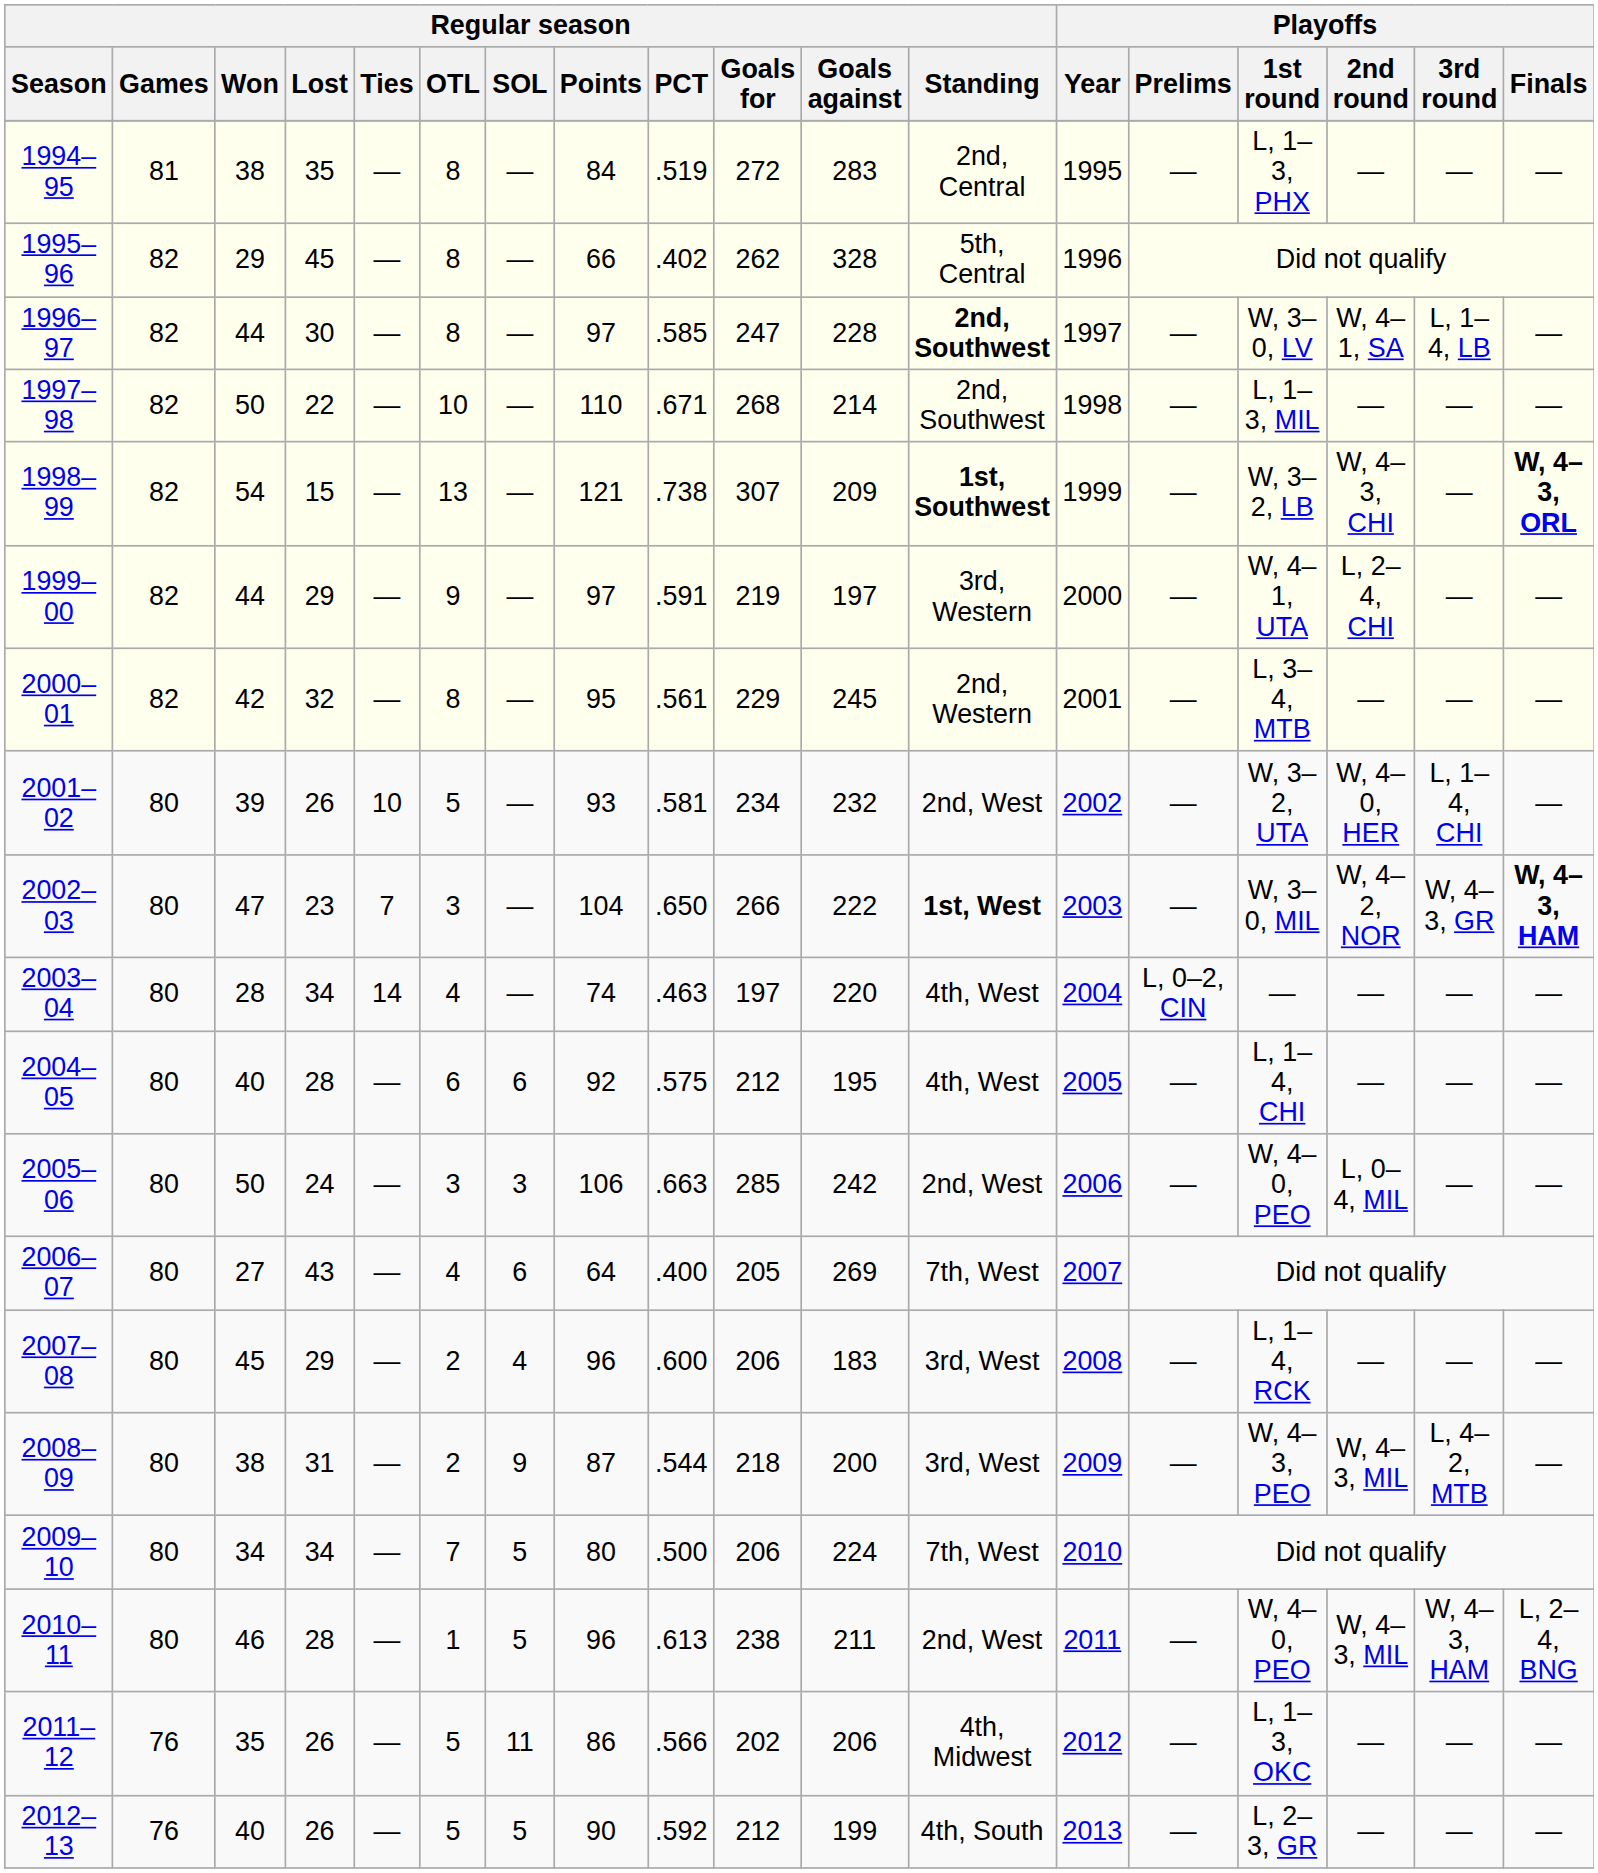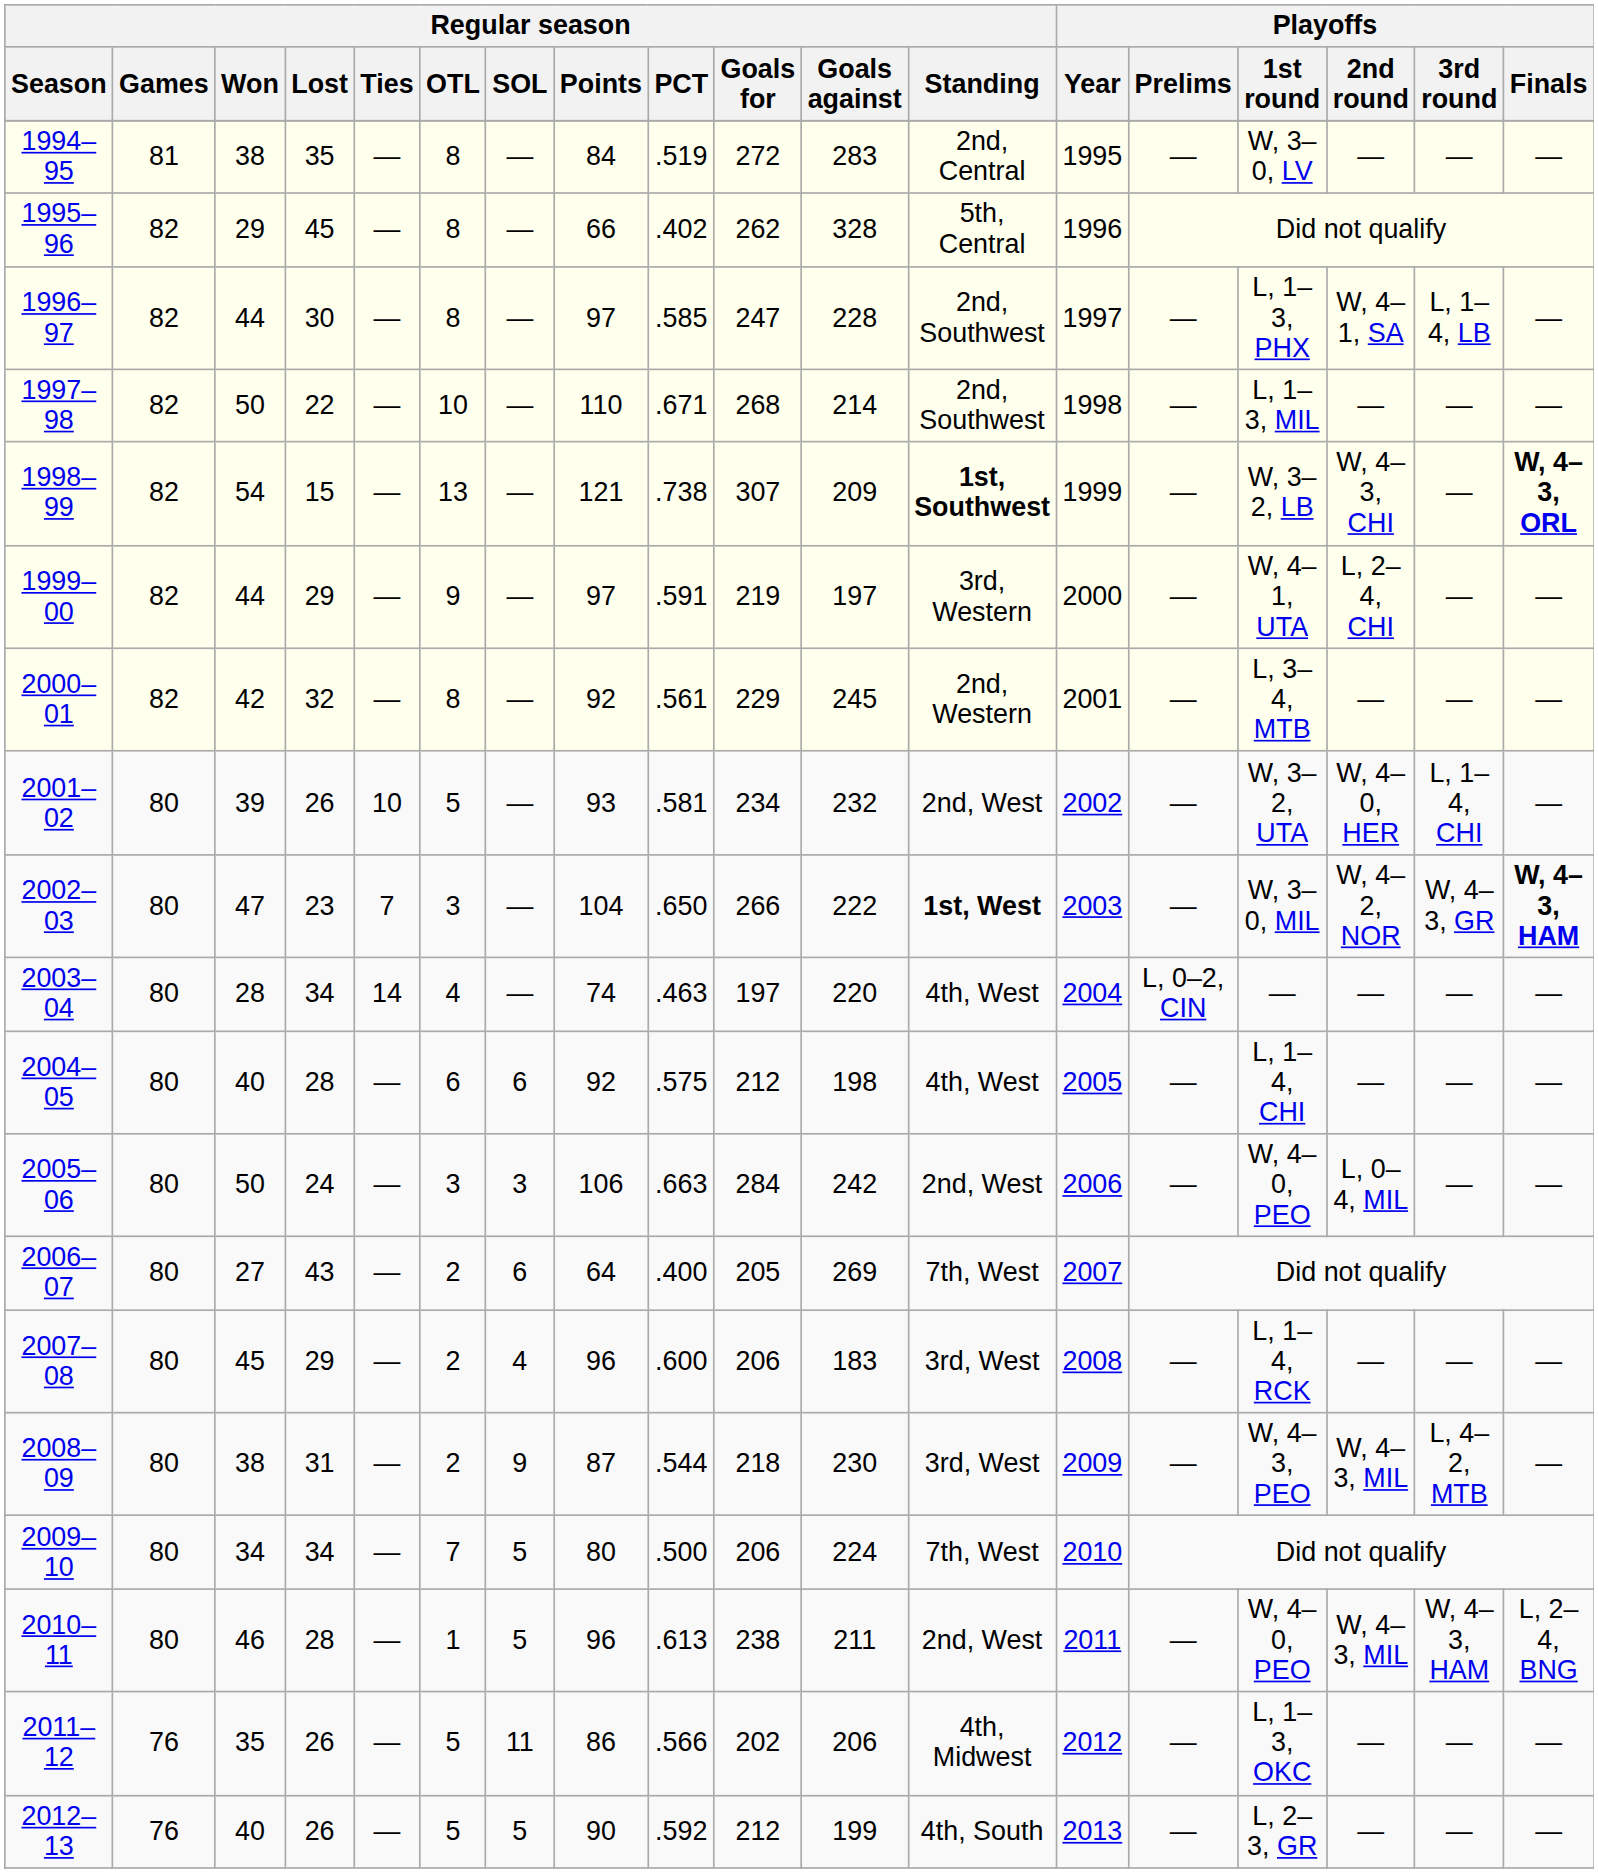(1282, 171) L, 1–3, PHX -> (1282, 156) W, 3–0, LV
(982, 332) bold -> (982, 317) normal
(1282, 332) W, 3–0, LV -> (1282, 317) L, 1–3, PHX
(601, 699) 95 -> (601, 699) 92
(855, 1081) 195 -> (855, 1081) 198
(758, 1184) 285 -> (758, 1184) 284
(453, 1272) 4 -> (453, 1272) 2
(855, 1463) 200 -> (855, 1463) 230
